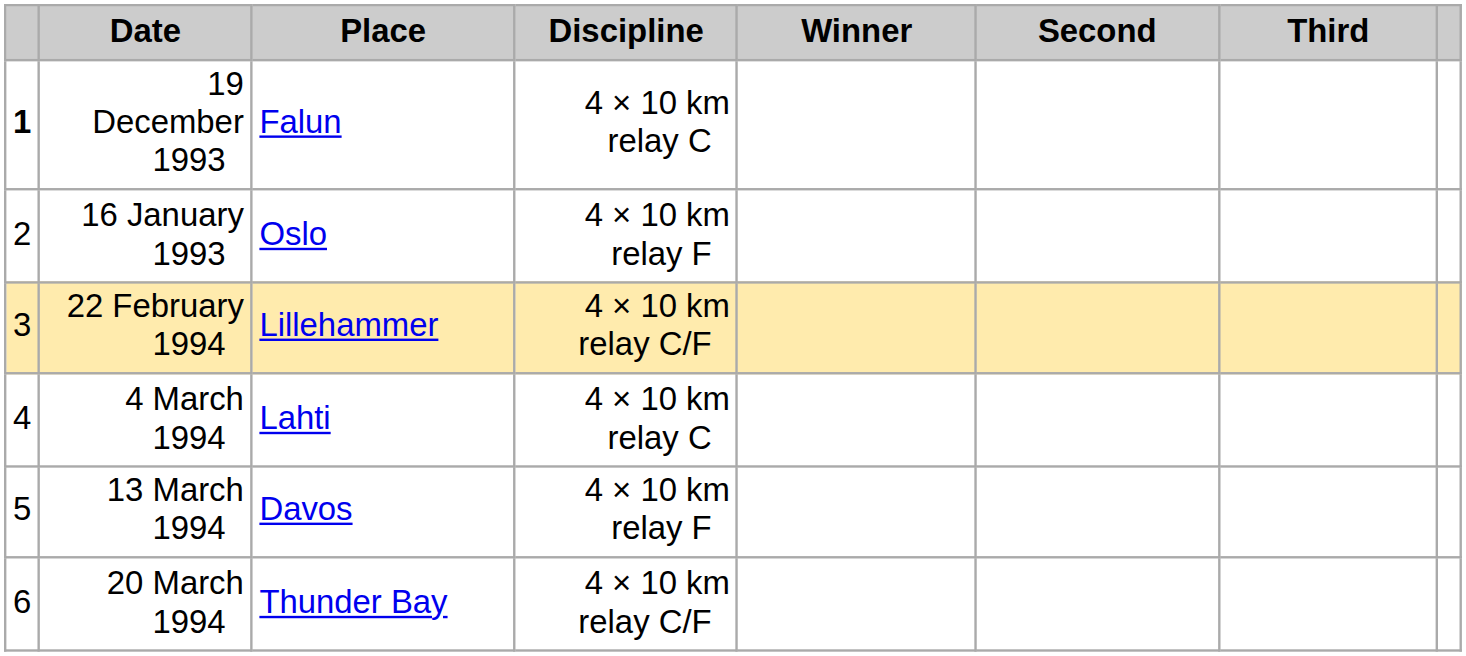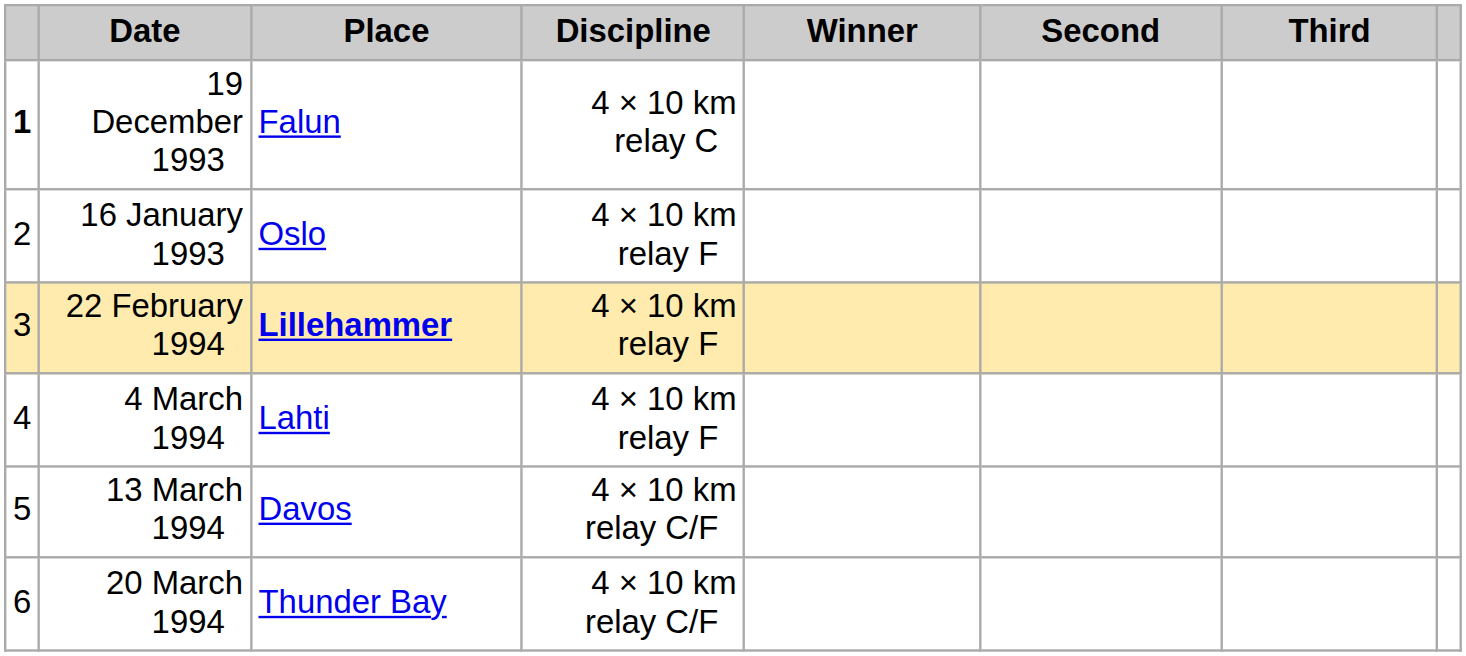(349, 326) normal -> (355, 326) bold
(654, 326) 4 × 10 km relay C/F -> (664, 326) 4 × 10 km relay F
(657, 418) 4 × 10 km relay C -> (664, 418) 4 × 10 km relay F
(657, 510) 4 × 10 km relay F -> (661, 510) 4 × 10 km relay C/F
